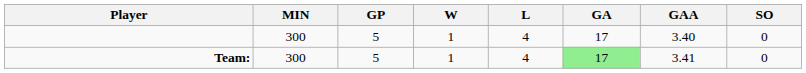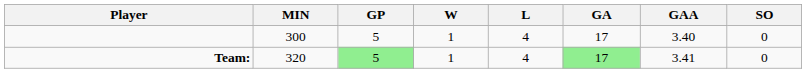(296, 57) 300 -> (296, 57) 320
(376, 57) no background -> (376, 57) lightgreen background
